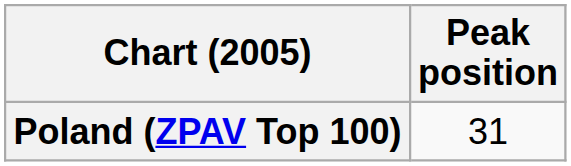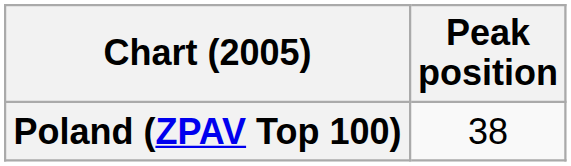(488, 130) 31 -> (488, 130) 38
